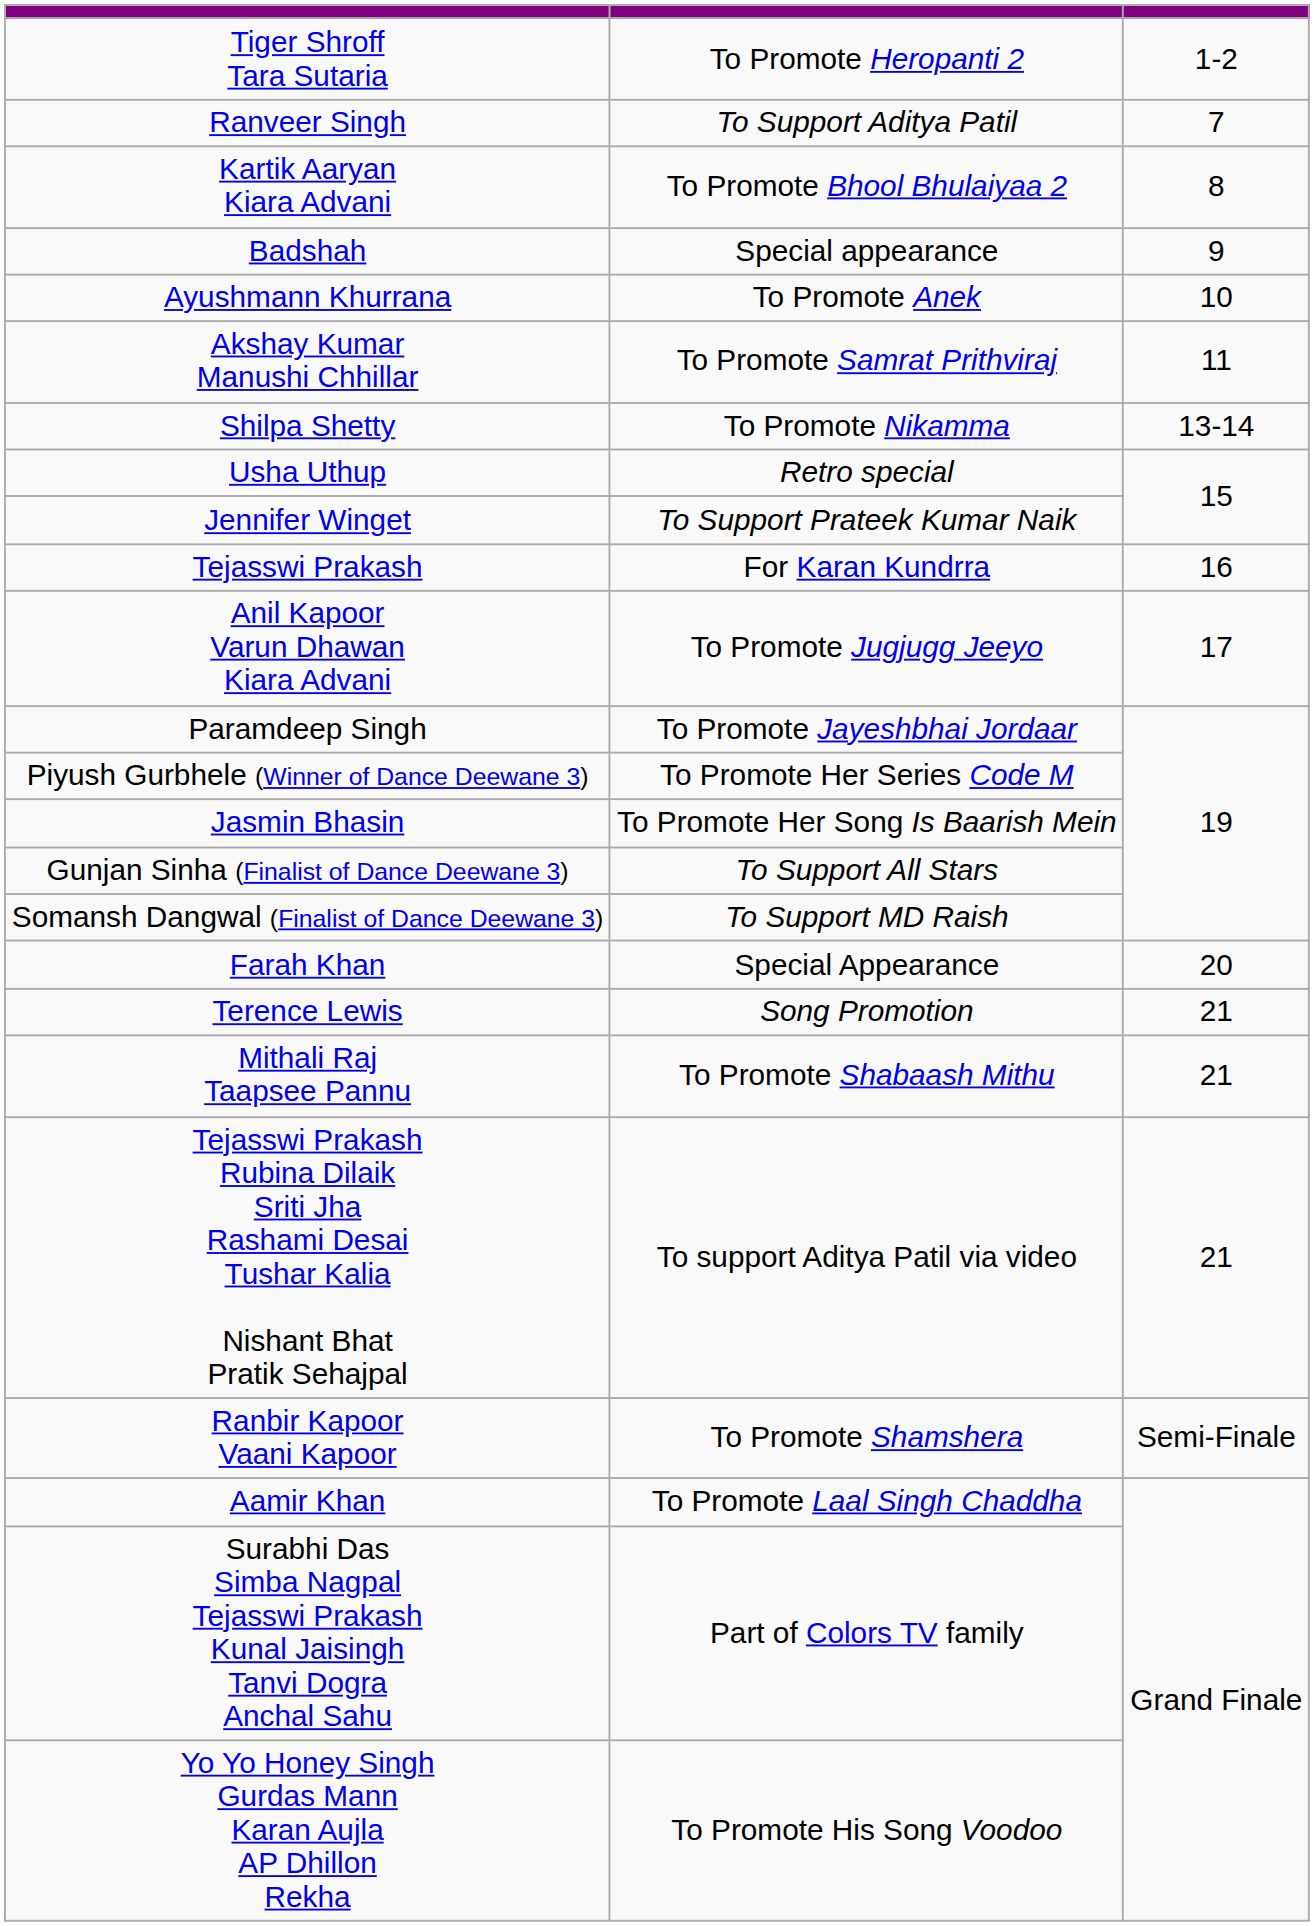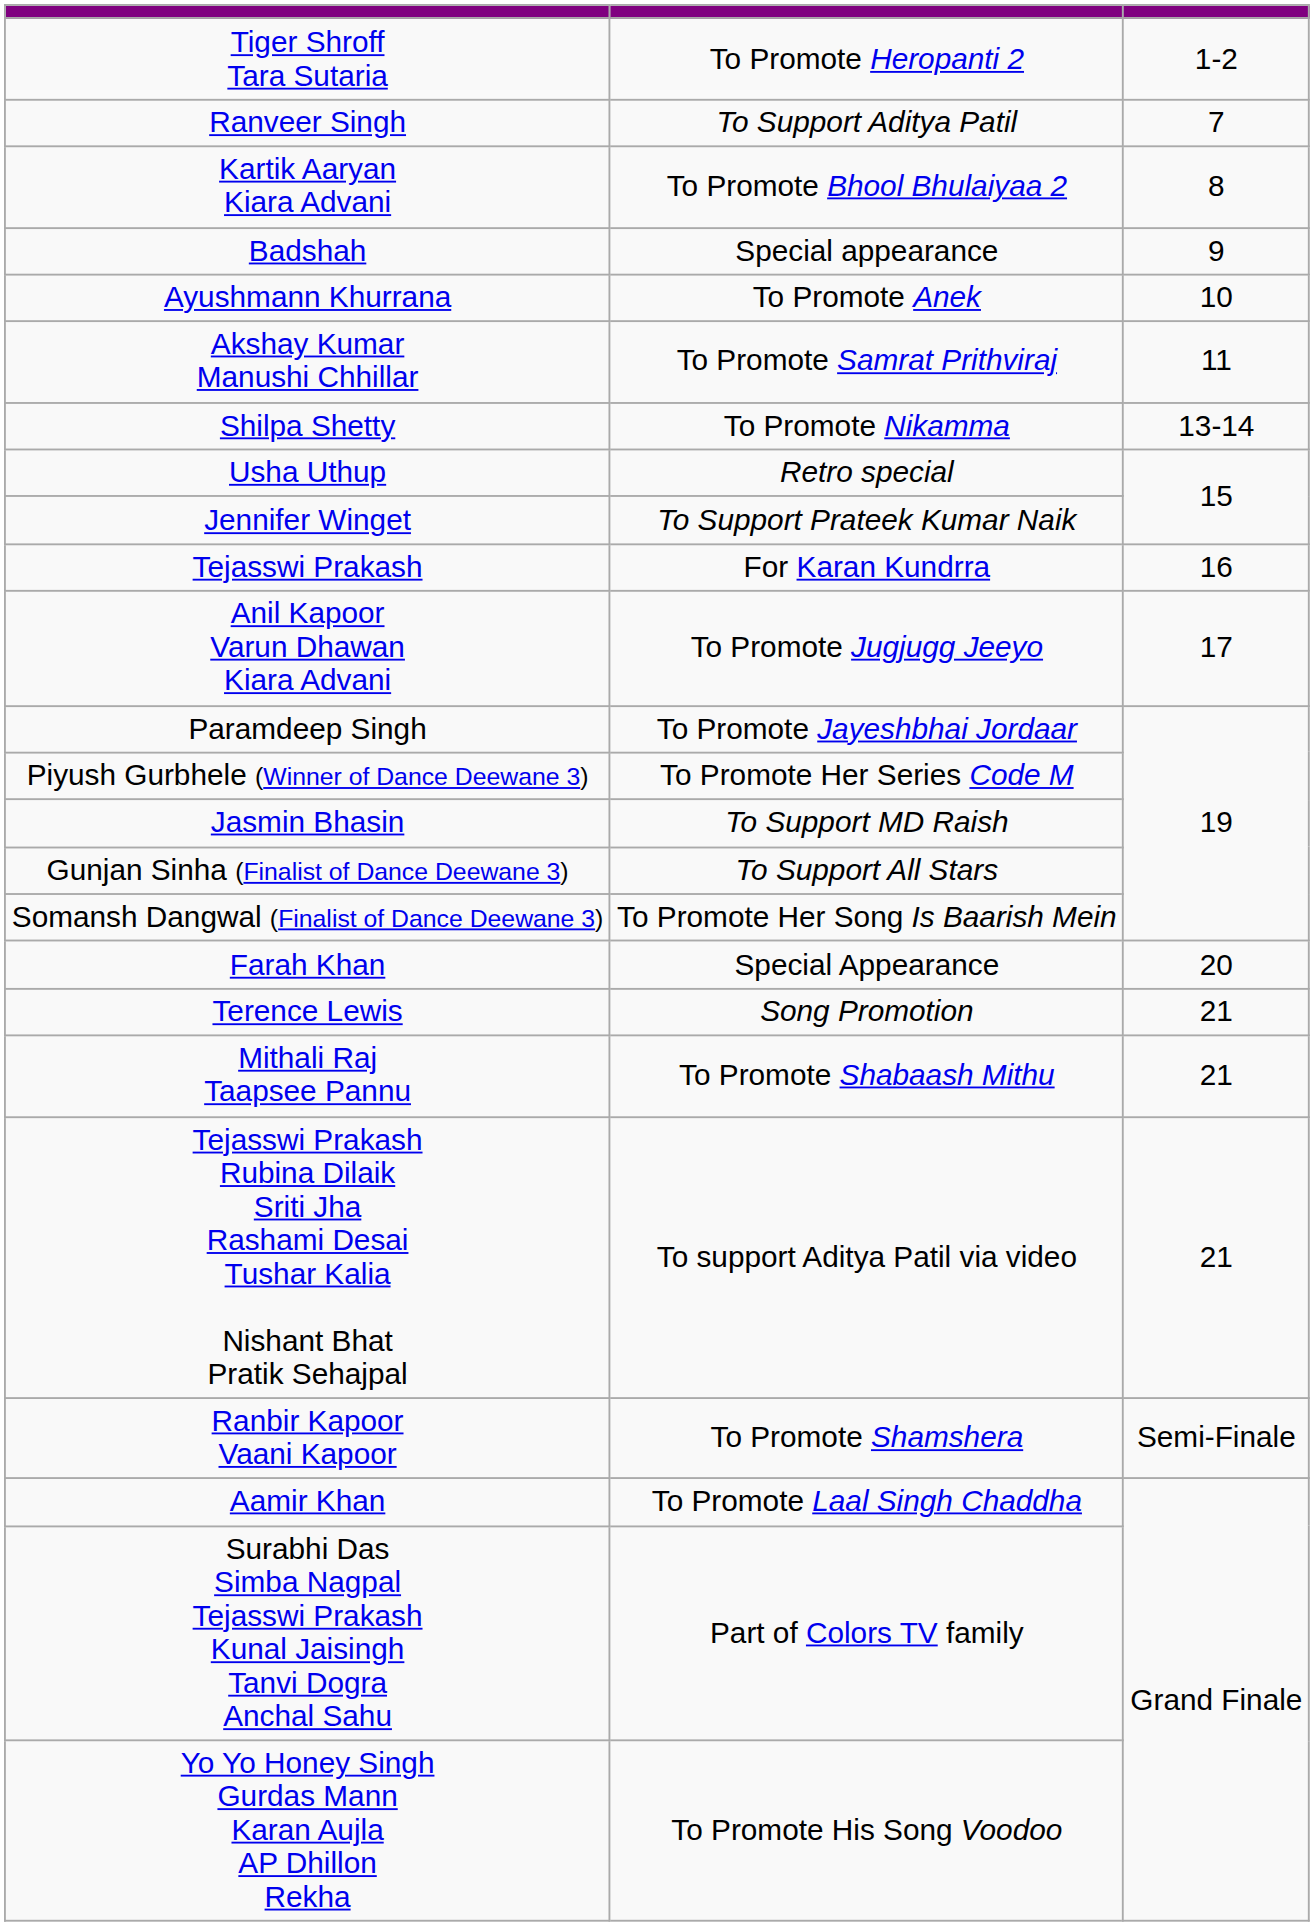(867, 822) To Promote Her Song Is Baarish Mein -> (867, 822) To Support MD Raish
(867, 917) To Support MD Raish -> (867, 917) To Promote Her Song Is Baarish Mein
